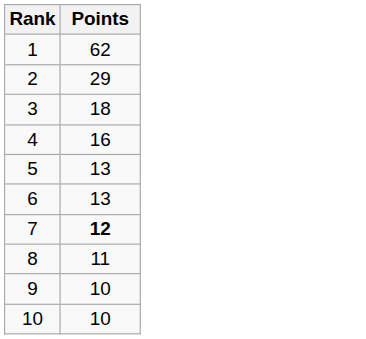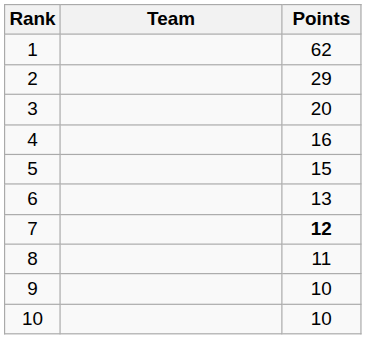+ column: (171, 19)
(100, 109) 18 -> (321, 109) 20
(100, 169) 13 -> (321, 169) 15
